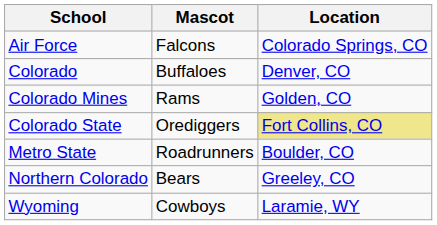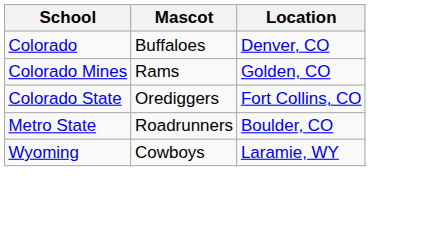- row: (43, 44)
(322, 125) khaki background -> (301, 98) no background
- row: (78, 179)
